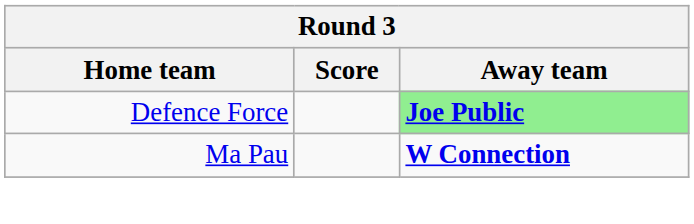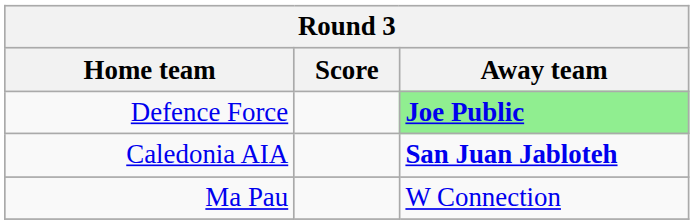+ row: (207, 154)
(488, 154) bold -> (483, 197) normal
